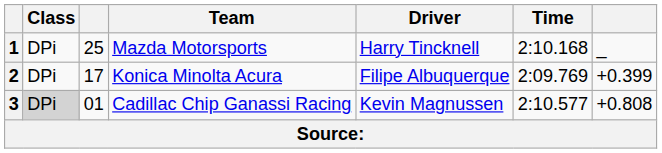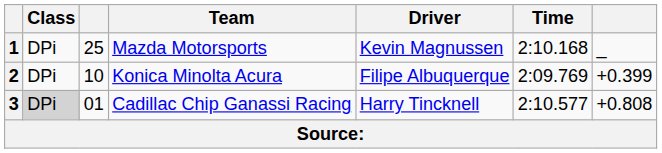(419, 47) Harry Tincknell -> (432, 47) Kevin Magnussen
(94, 76) 17 -> (94, 76) 10
(432, 104) Kevin Magnussen -> (419, 104) Harry Tincknell
